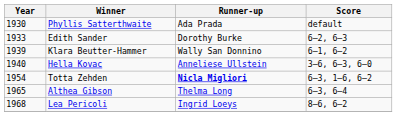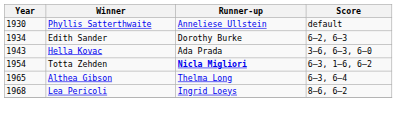(200, 24) Ada Prada -> (222, 24) Anneliese Ullstein
(16, 38) 1933 -> (16, 38) 1934
- row: (97, 51)
(16, 64) 1940 -> (16, 51) 1943
(222, 64) Anneliese Ullstein -> (200, 51) Ada Prada
